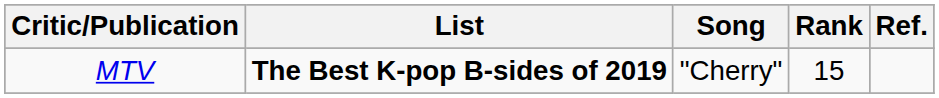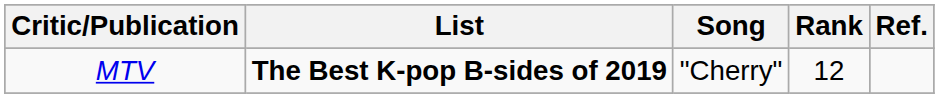(829, 70) 15 -> (829, 70) 12
